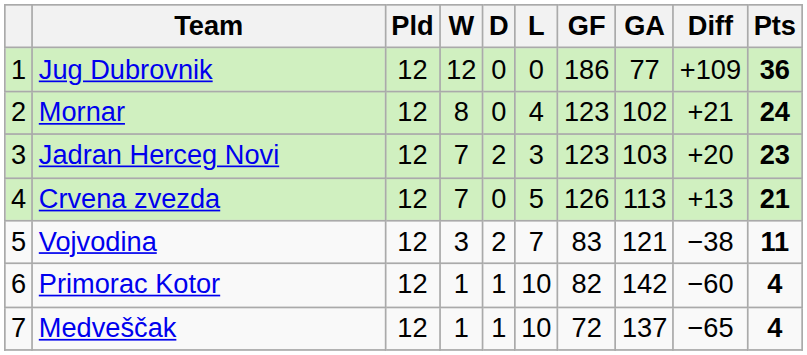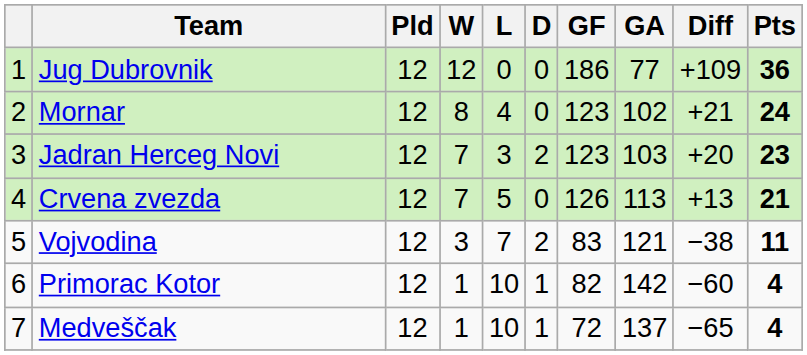columns swapped: (499, 26) <-> (536, 26)
